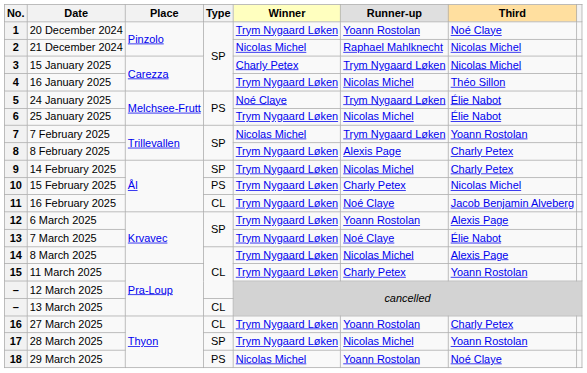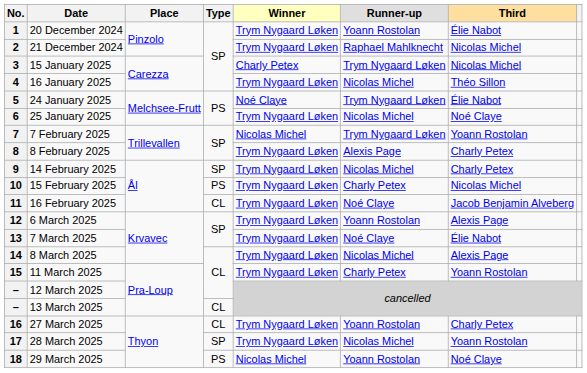(476, 31) Noé Claye -> (476, 31) Élie Nabot
(271, 48) Nicolas Michel -> (287, 48) Trym Nygaard Løken
(476, 117) Élie Nabot -> (476, 117) Noé Claye
